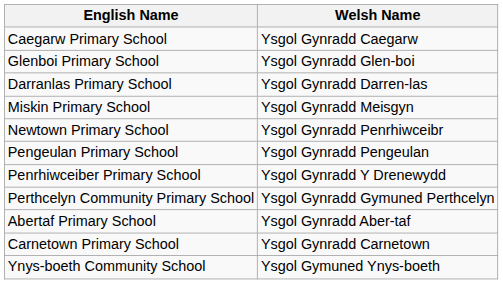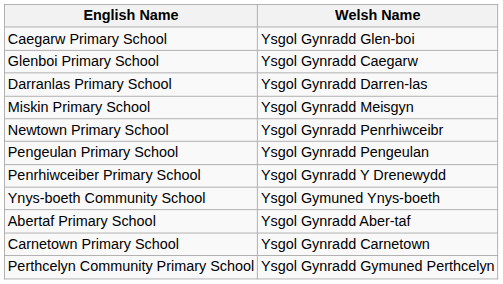(339, 38) Ysgol Gynradd Caegarw -> (338, 38) Ysgol Gynradd Glen-boi
(338, 61) Ysgol Gynradd Glen-boi -> (339, 61) Ysgol Gynradd Caegarw
rows swapped: (131, 198) <-> (107, 267)
